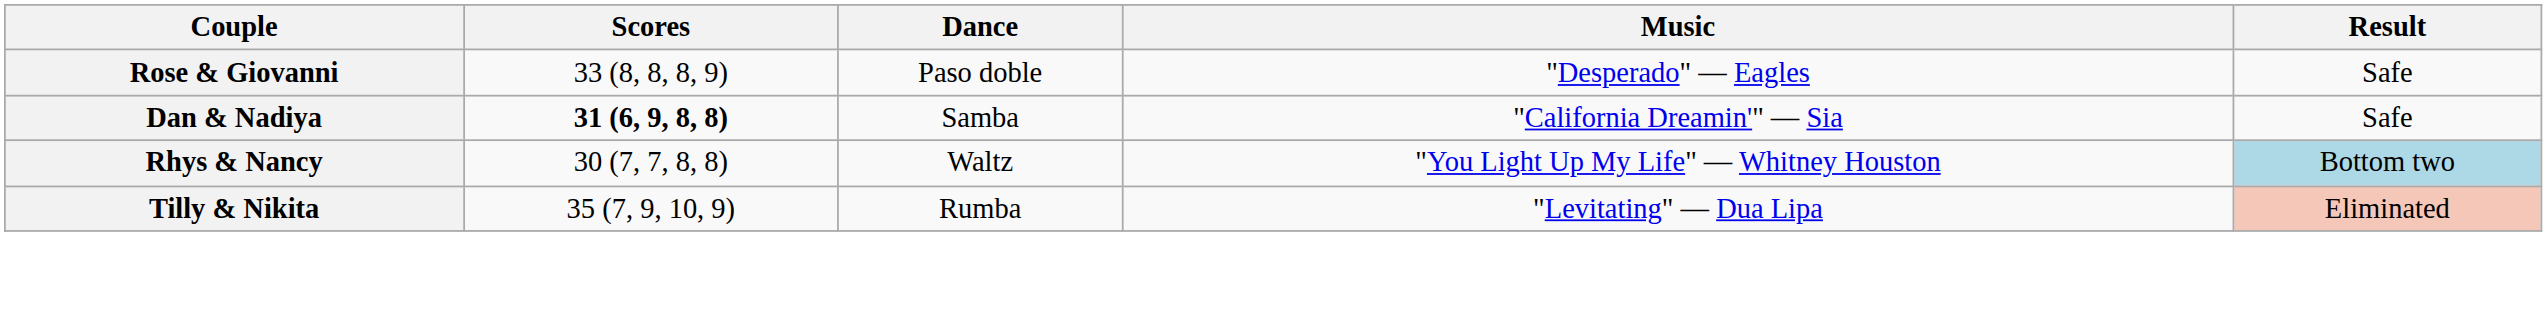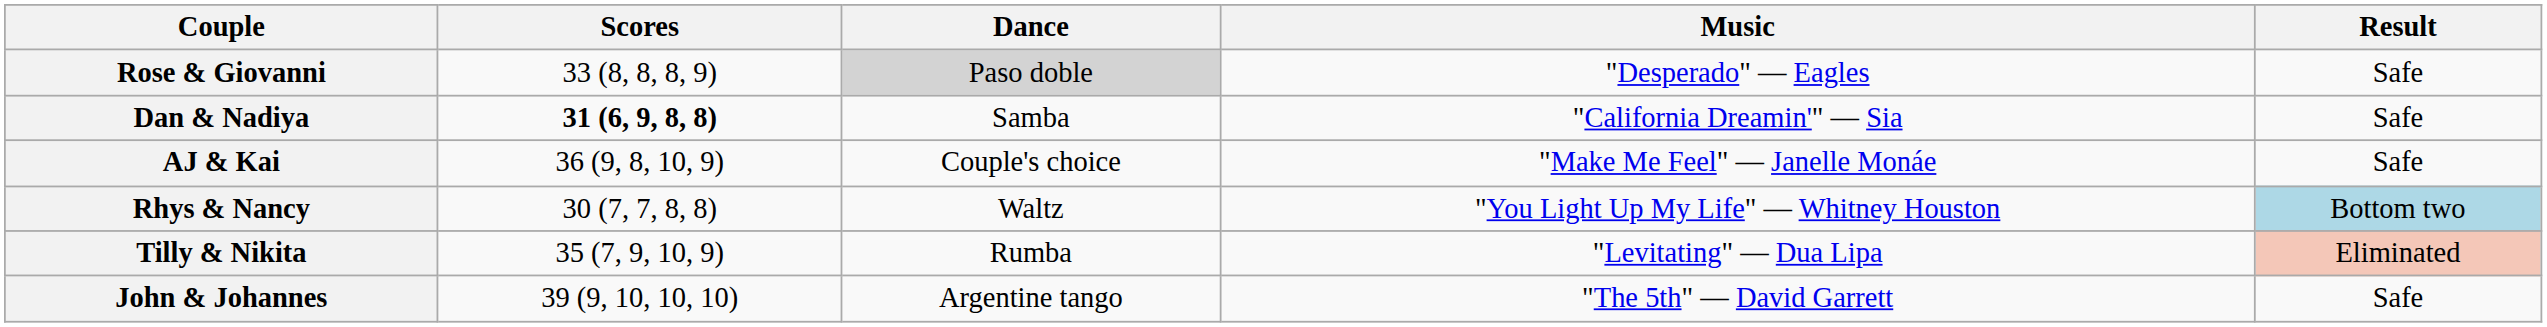(980, 72) no background -> (1031, 72) lightgrey background
+ row: (221, 162)
+ row: (221, 298)
